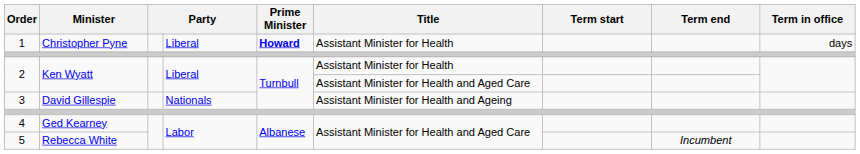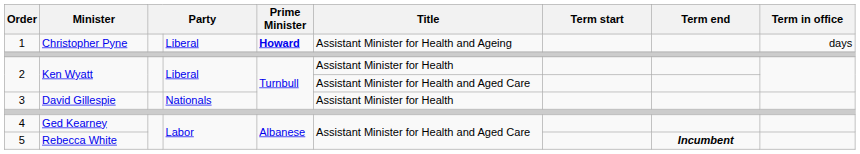(385, 43) Assistant Minister for Health -> (414, 43) Assistant Minister for Health and Ageing
(414, 100) Assistant Minister for Health and Ageing -> (385, 100) Assistant Minister for Health
(706, 140) normal -> (706, 140) bold
